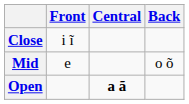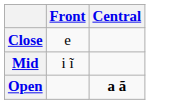- column: (164, 16)
(68, 39) i ĩ -> (68, 39) e
(68, 63) e -> (68, 63) i ĩ
